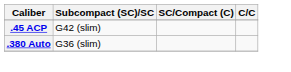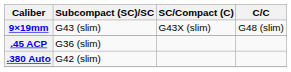+ row: (29, 28)
(78, 28) G42 (slim) -> (78, 44) G36 (slim)
(78, 44) G36 (slim) -> (78, 59) G42 (slim)
